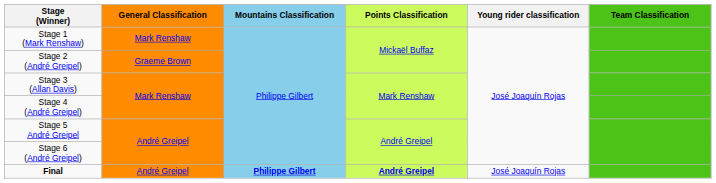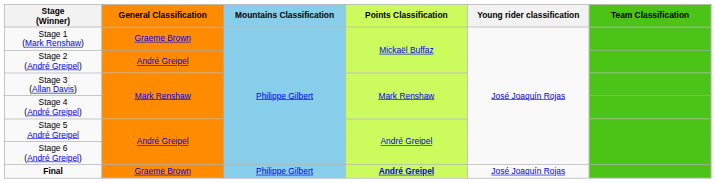(163, 39) Mark Renshaw -> (163, 39) Graeme Brown
(163, 62) Graeme Brown -> (163, 62) André Greipel
(163, 171) André Greipel -> (163, 171) Graeme Brown
(285, 171) bold -> (285, 171) normal
